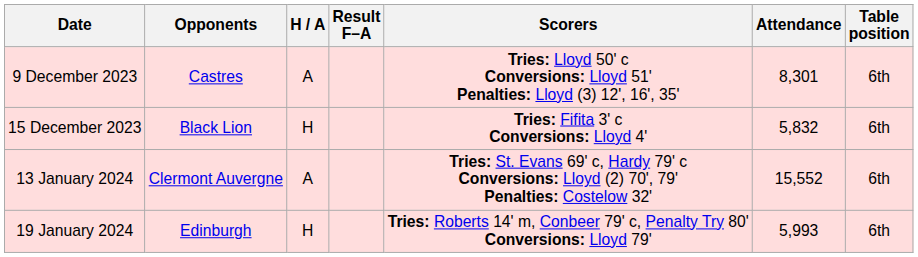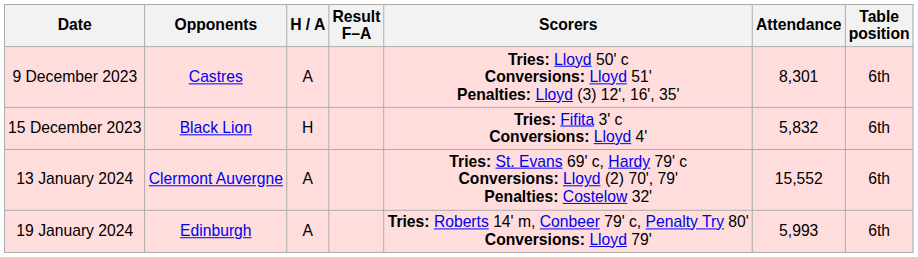(308, 231) H -> (308, 231) A
